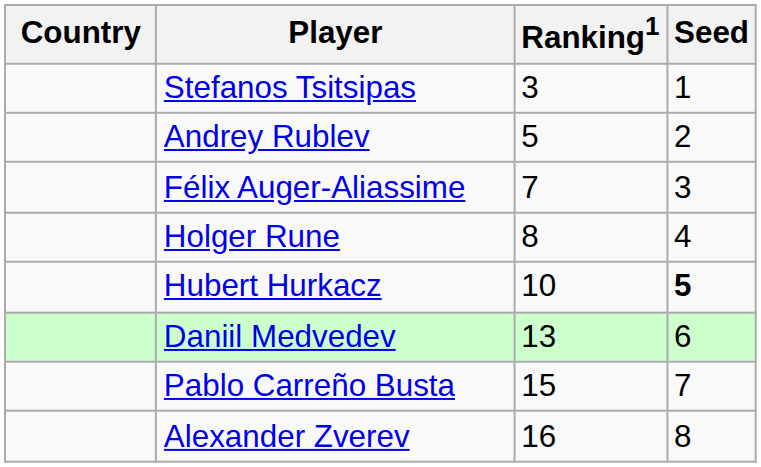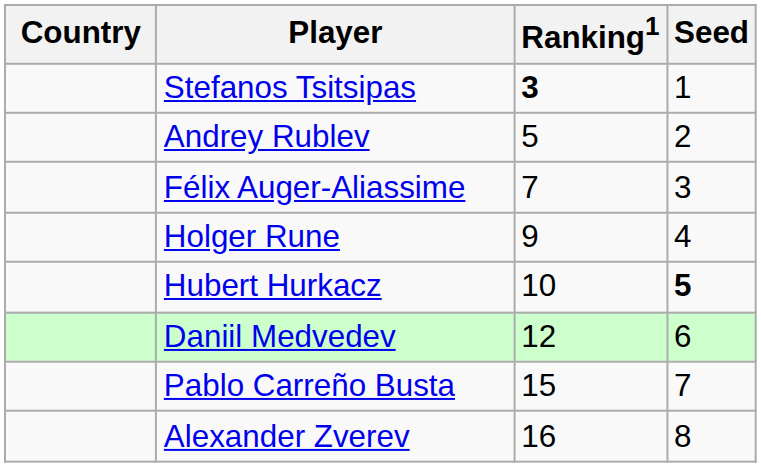(530, 87) normal -> (530, 87) bold
(530, 236) 8 -> (530, 236) 9
(539, 336) 13 -> (539, 336) 12
